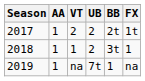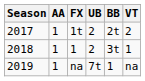columns swapped: (77, 13) <-> (132, 13)
